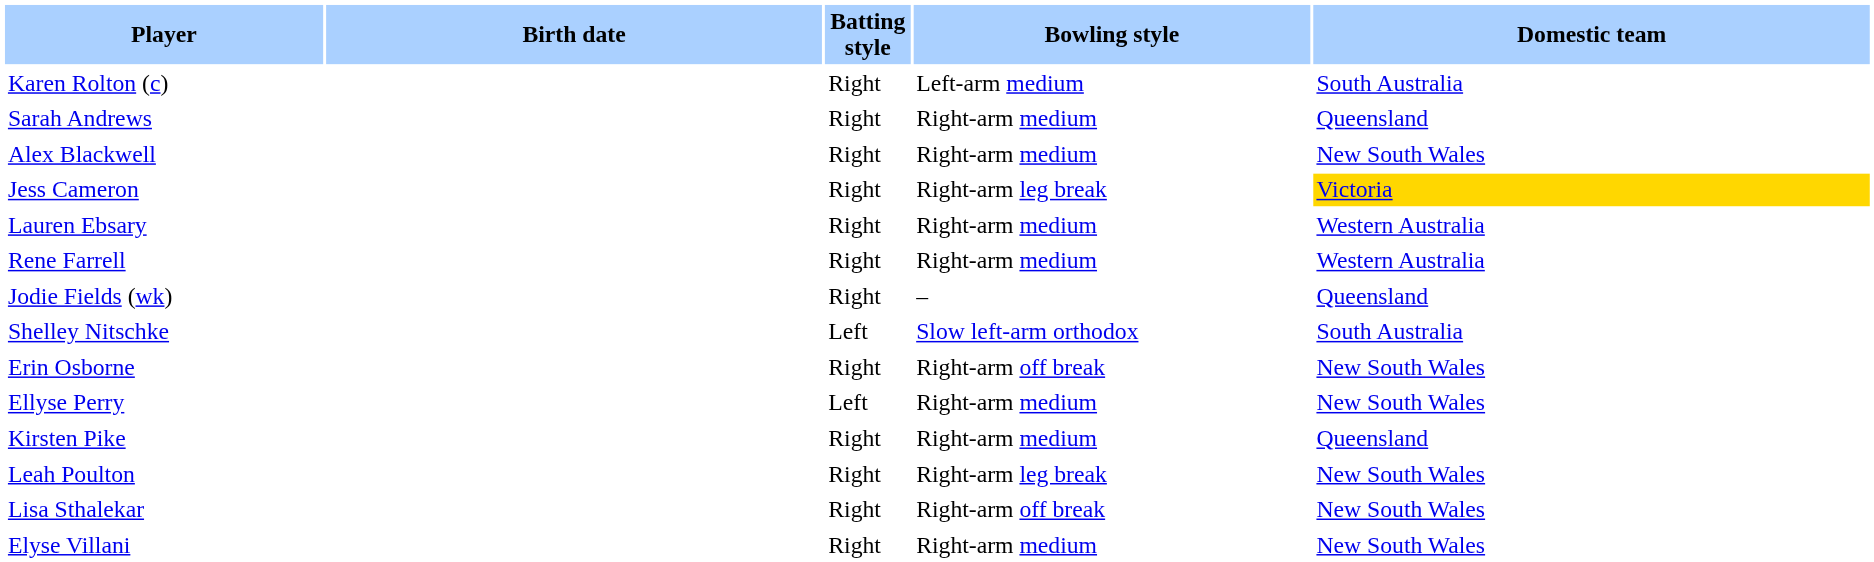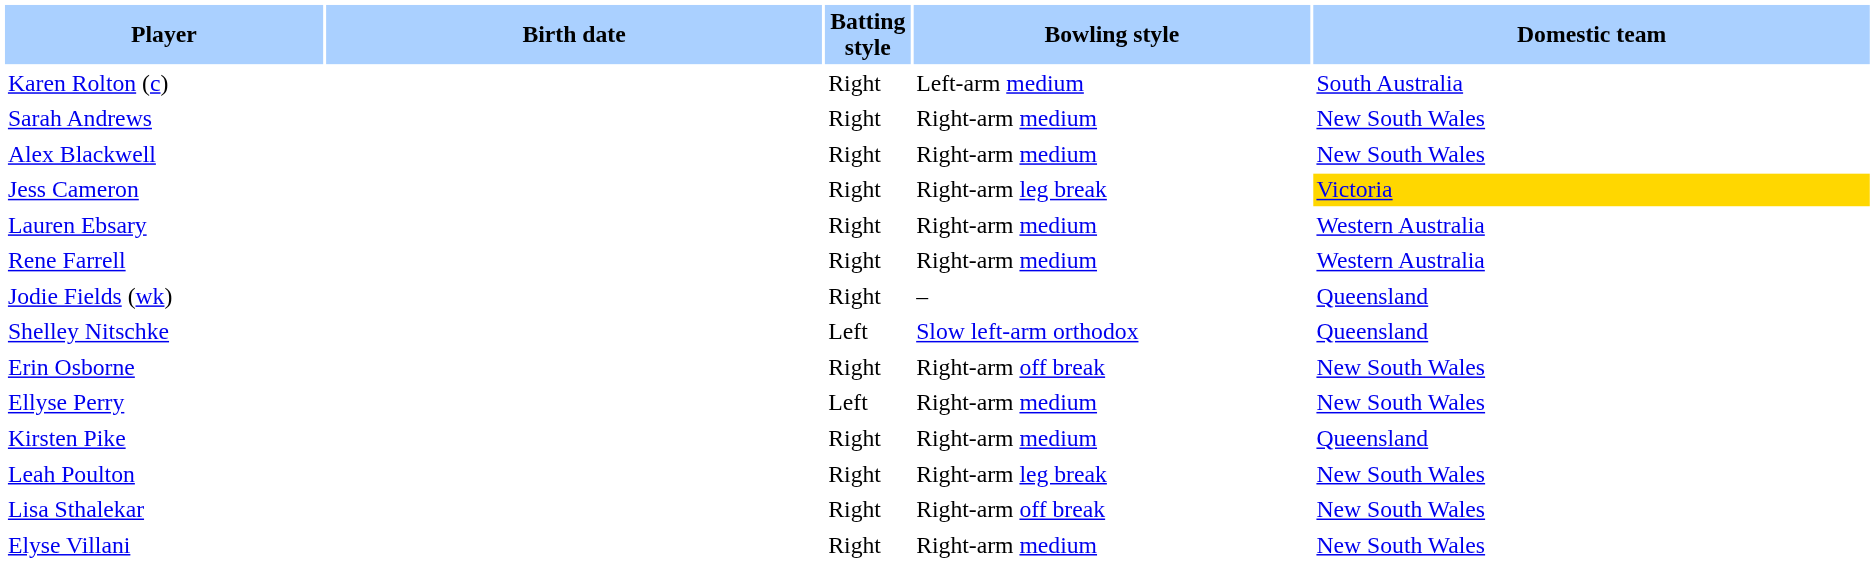(1372, 118) Queensland -> (1401, 118) New South Wales
(1390, 331) South Australia -> (1372, 331) Queensland
